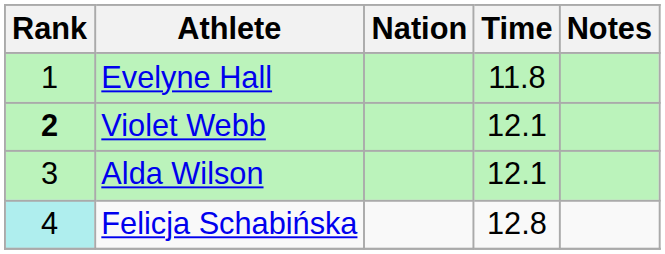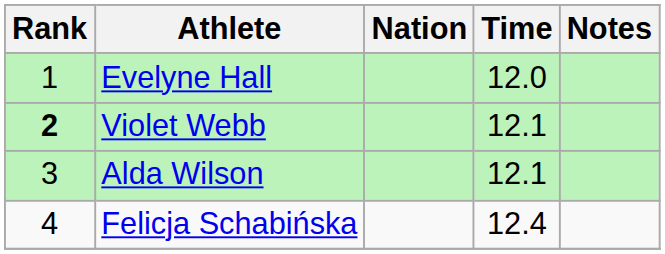(517, 77) 11.8 -> (517, 77) 12.0
(50, 223) paleturquoise background -> (50, 223) no background
(517, 223) 12.8 -> (517, 223) 12.4
